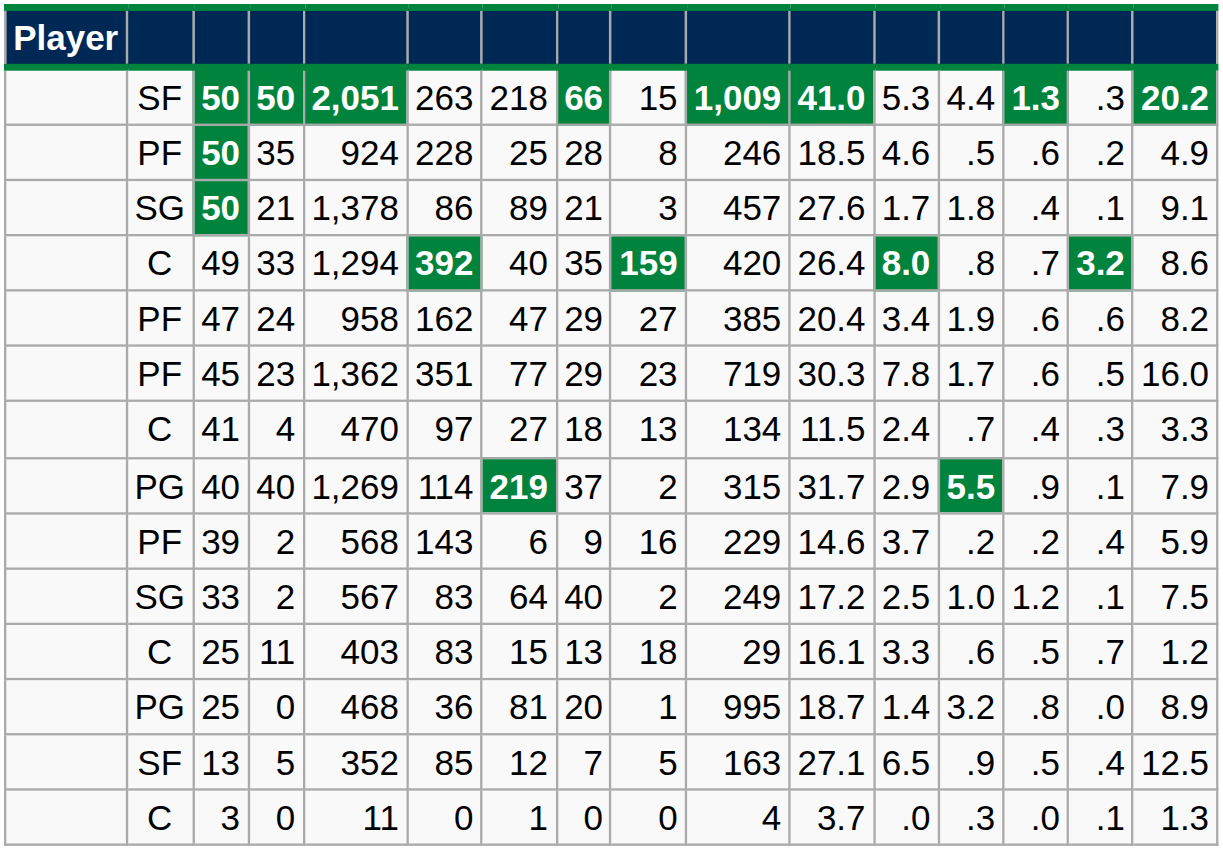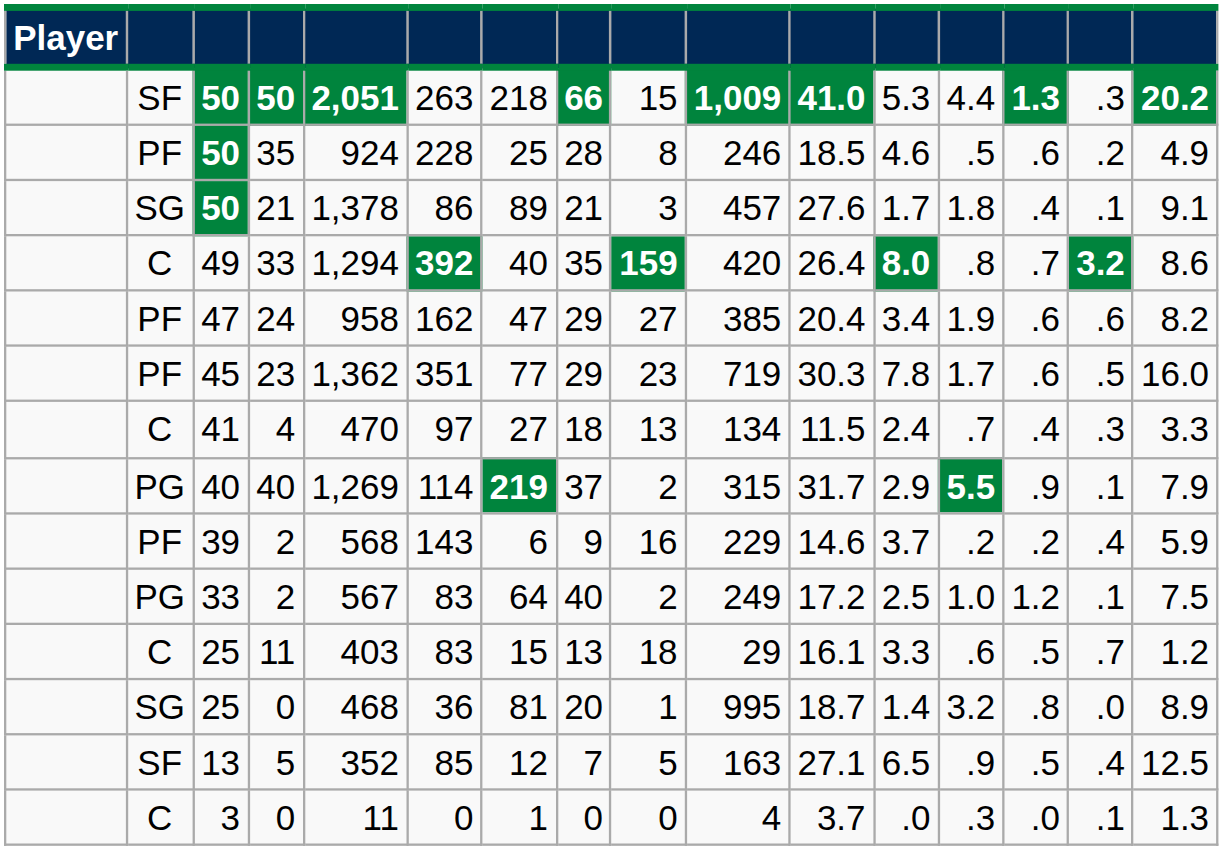(160, 596) SG -> (160, 596) PG
(160, 706) PG -> (160, 706) SG
